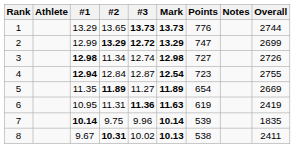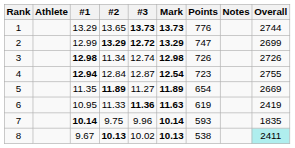(203, 58) 727 -> (203, 58) 726
(114, 105) 11.31 -> (114, 105) 11.33
(203, 120) 539 -> (203, 120) 593
(114, 136) 10.31 -> (114, 136) 10.13
(271, 136) no background -> (271, 136) paleturquoise background
